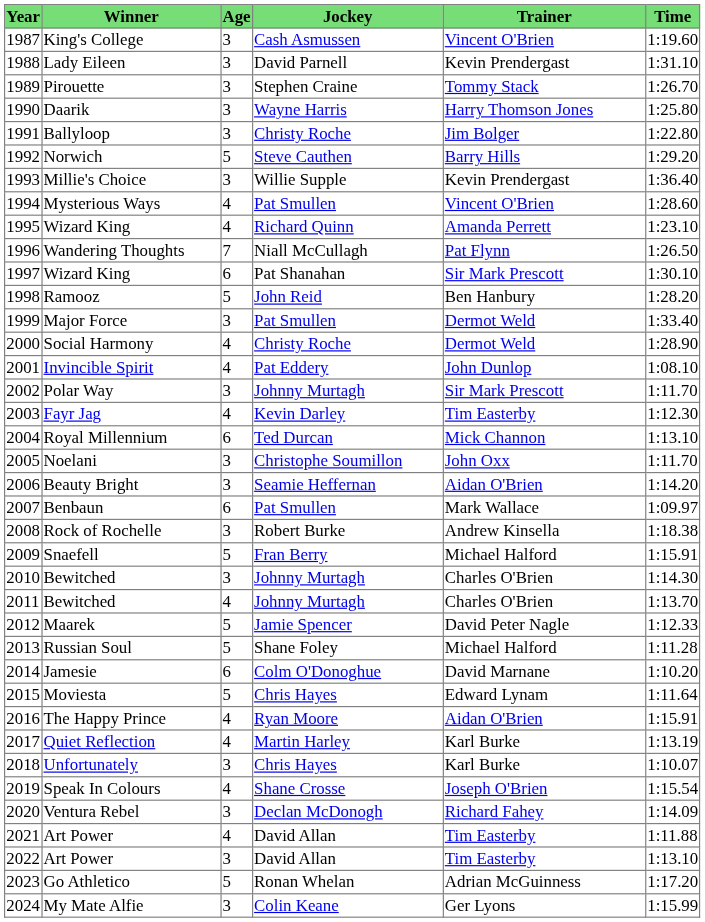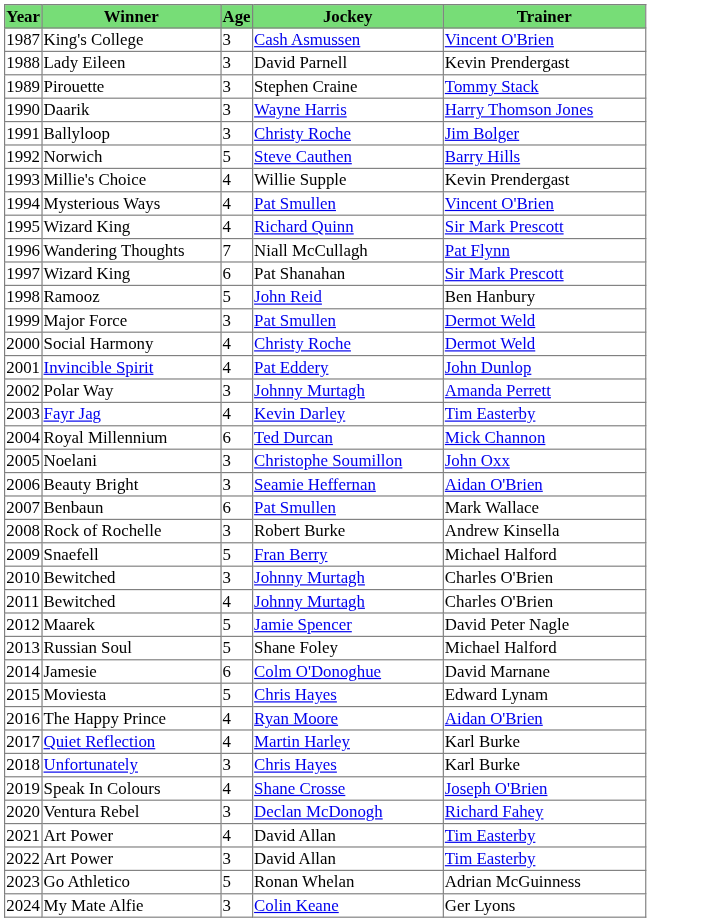- column: (673, 16)
(227, 180) 3 -> (227, 180) 4
(498, 226) Amanda Perrett -> (504, 226) Sir Mark Prescott
(504, 390) Sir Mark Prescott -> (498, 390) Amanda Perrett
